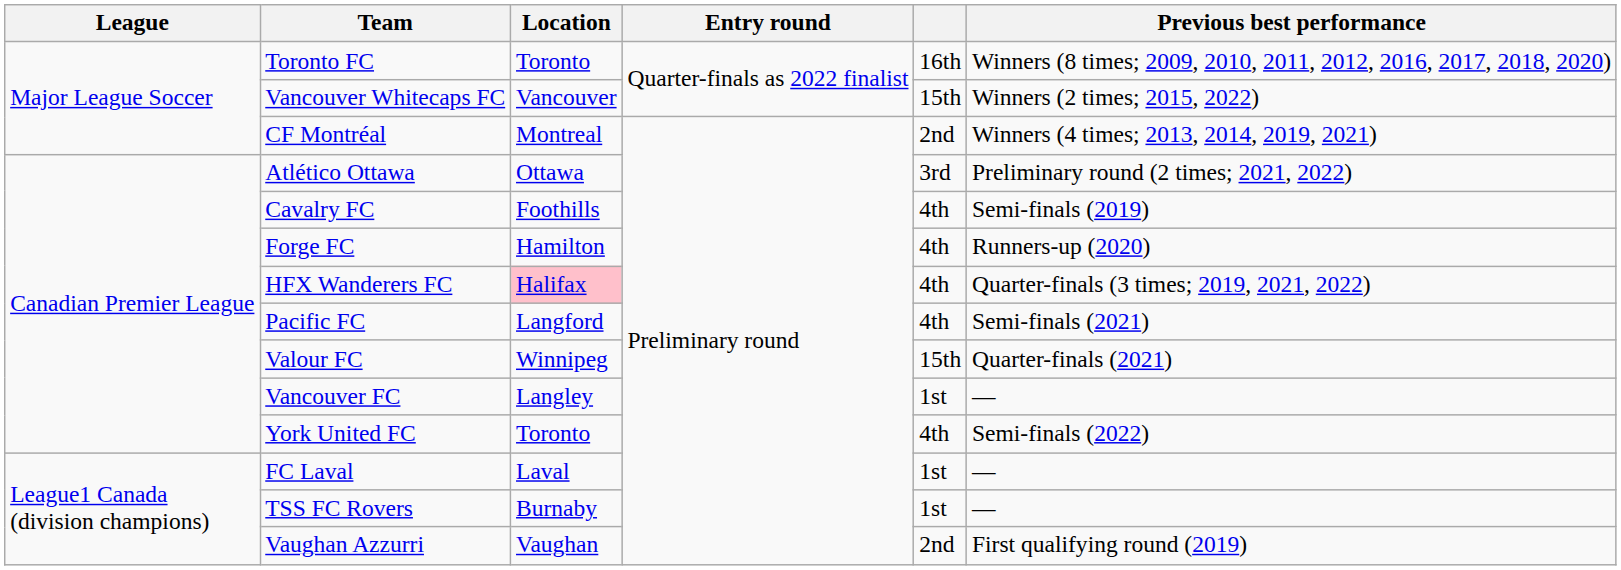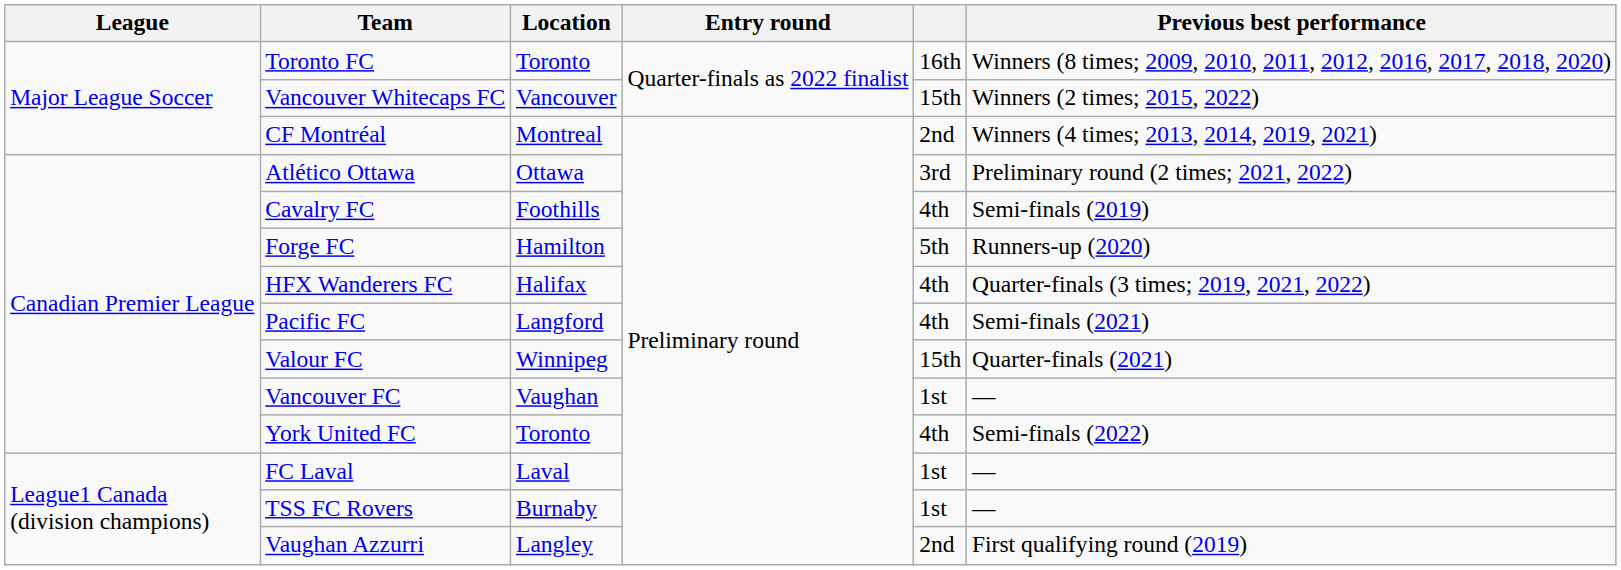(934, 246) 4th -> (934, 246) 5th
(551, 284) pink background -> (551, 284) no background
(555, 396) Langley -> (557, 396) Vaughan
(557, 545) Vaughan -> (555, 545) Langley
